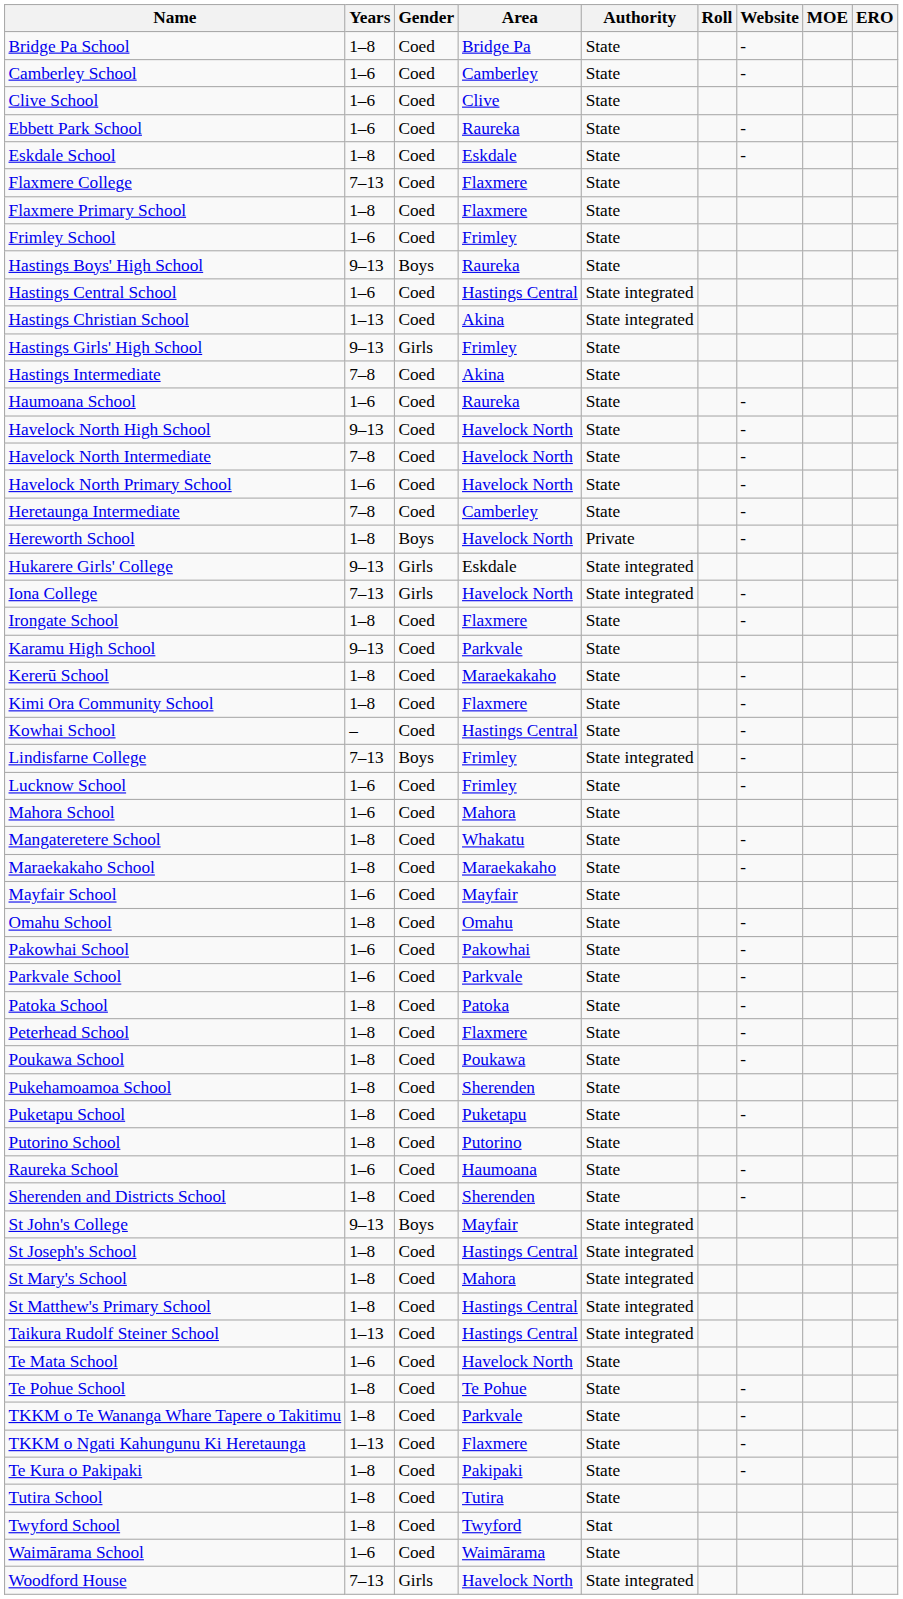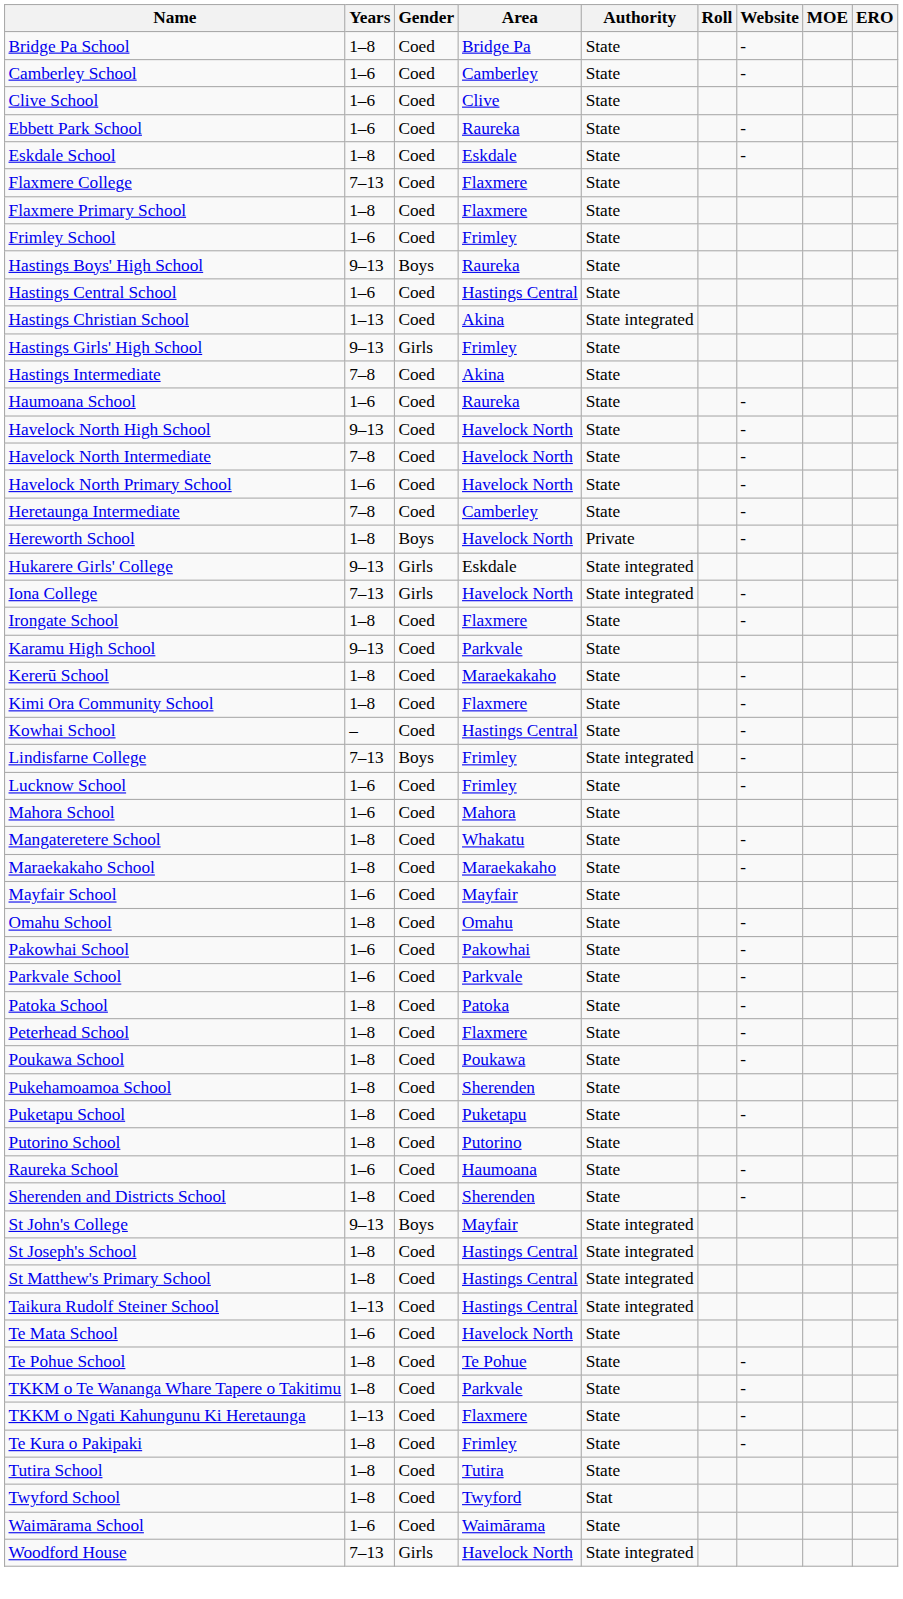(640, 292) State integrated -> (603, 292) State
- row: (68, 1278)
(492, 1470) Pakipaki -> (489, 1443) Frimley
